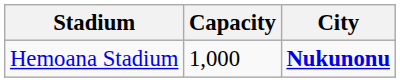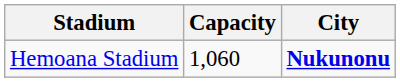(214, 58) 1,000 -> (214, 58) 1,060
